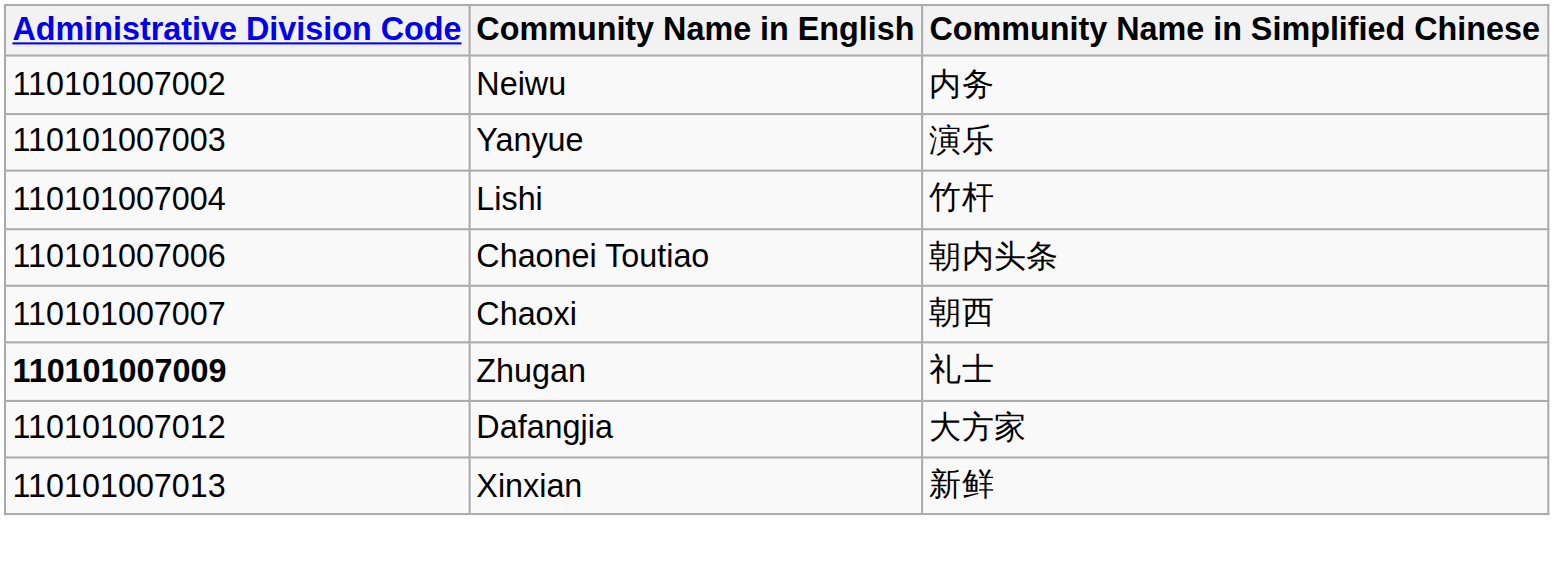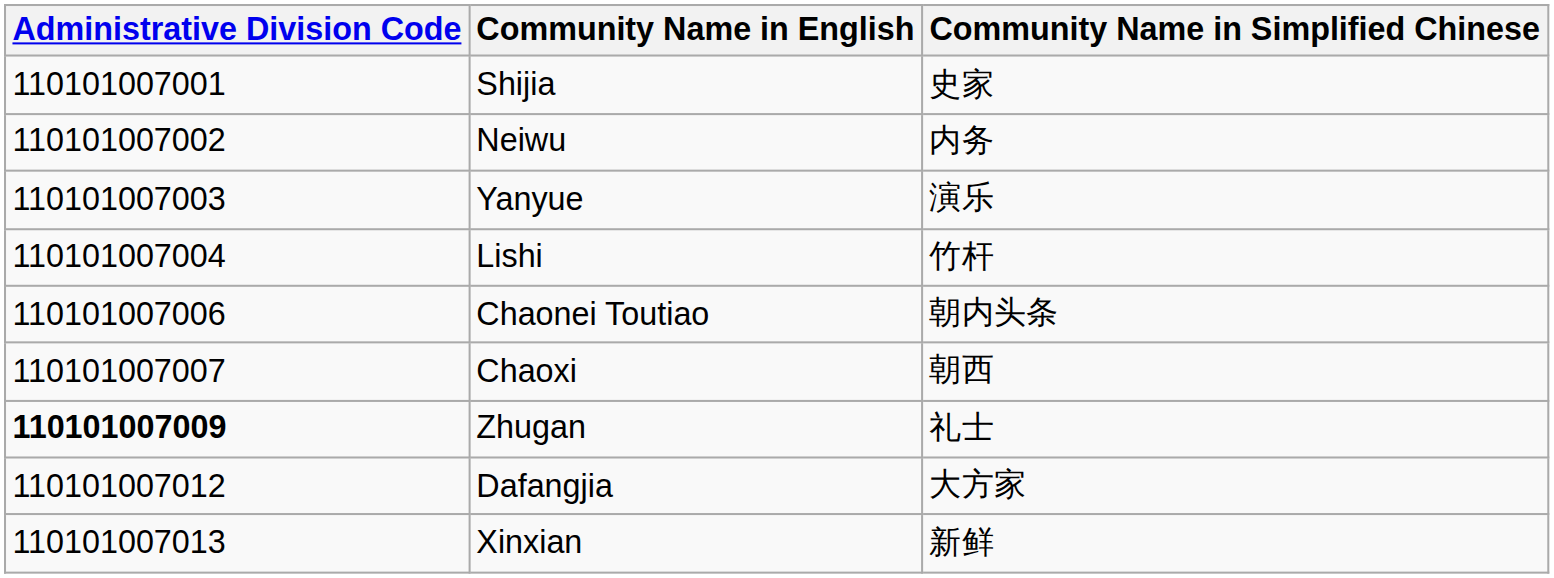+ row: (516, 84)
